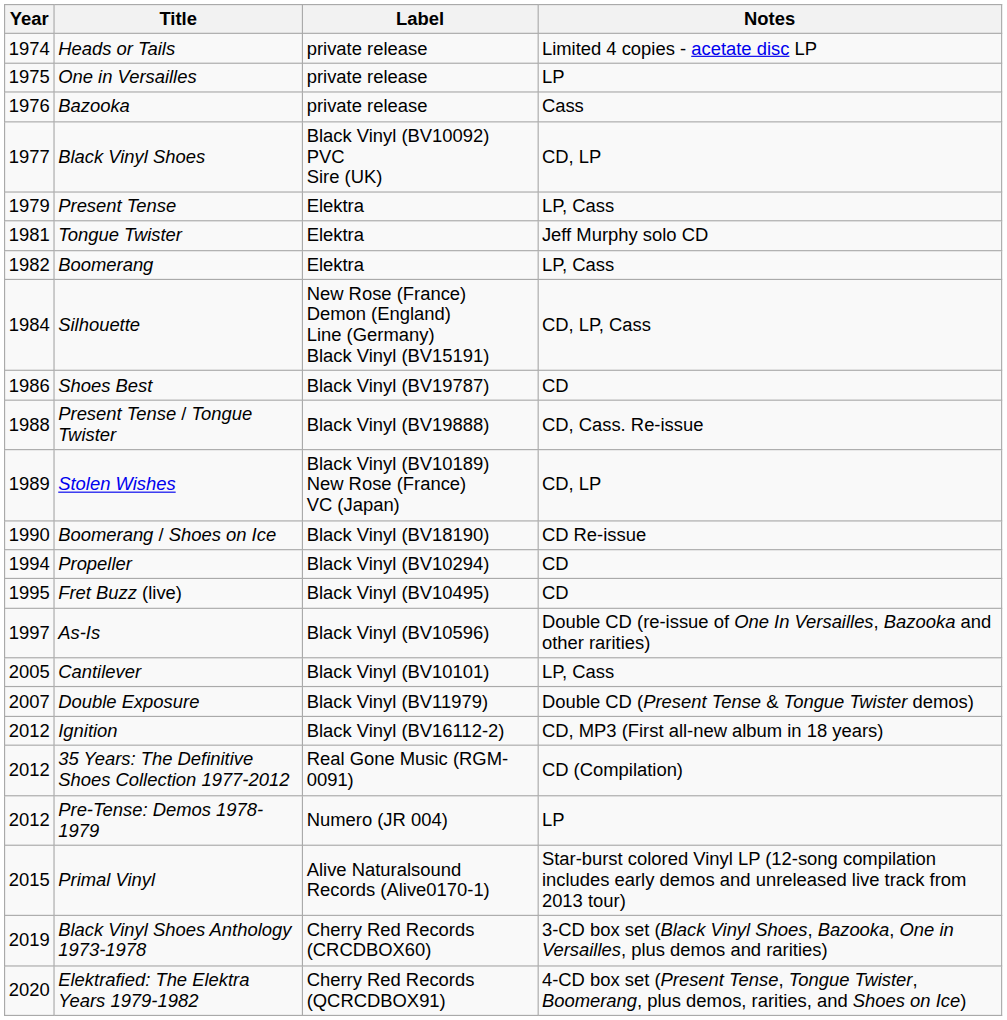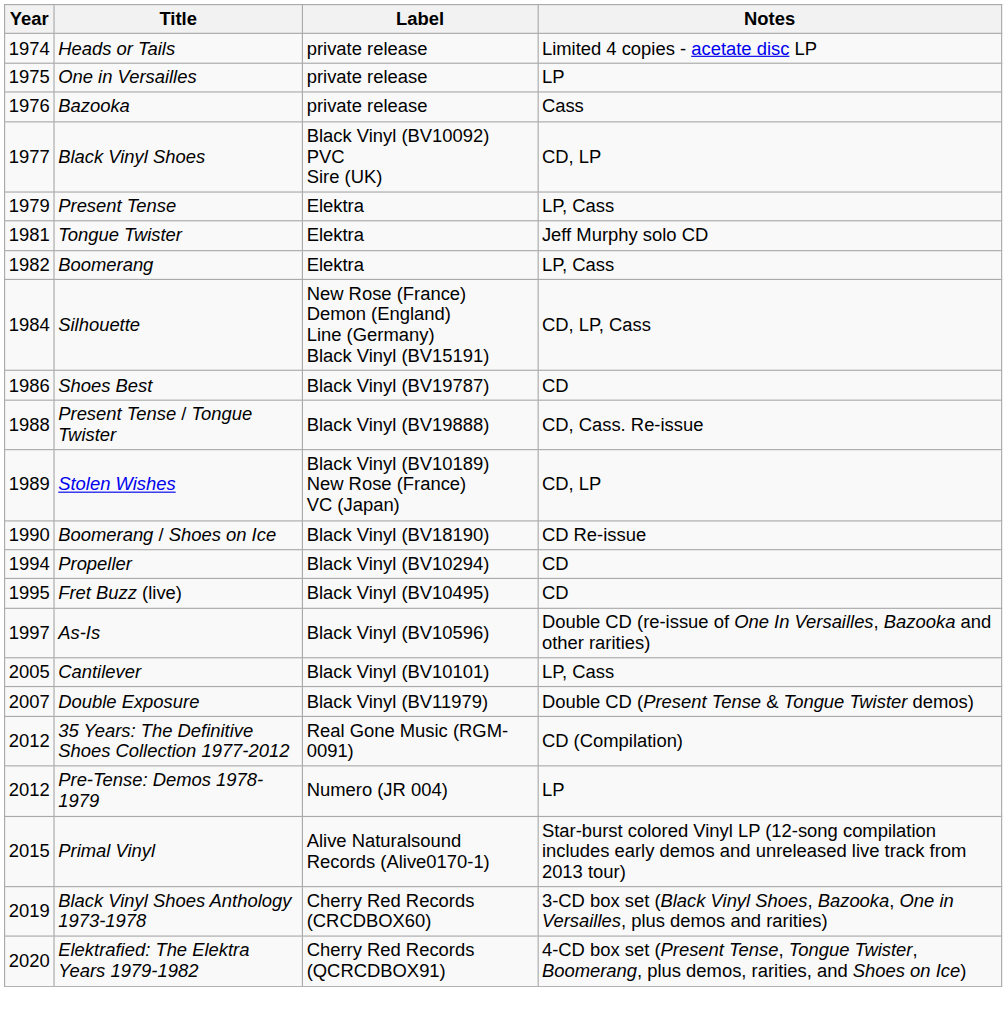- row: (88, 730)
